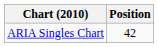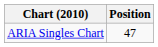(130, 33) 42 -> (130, 33) 47
